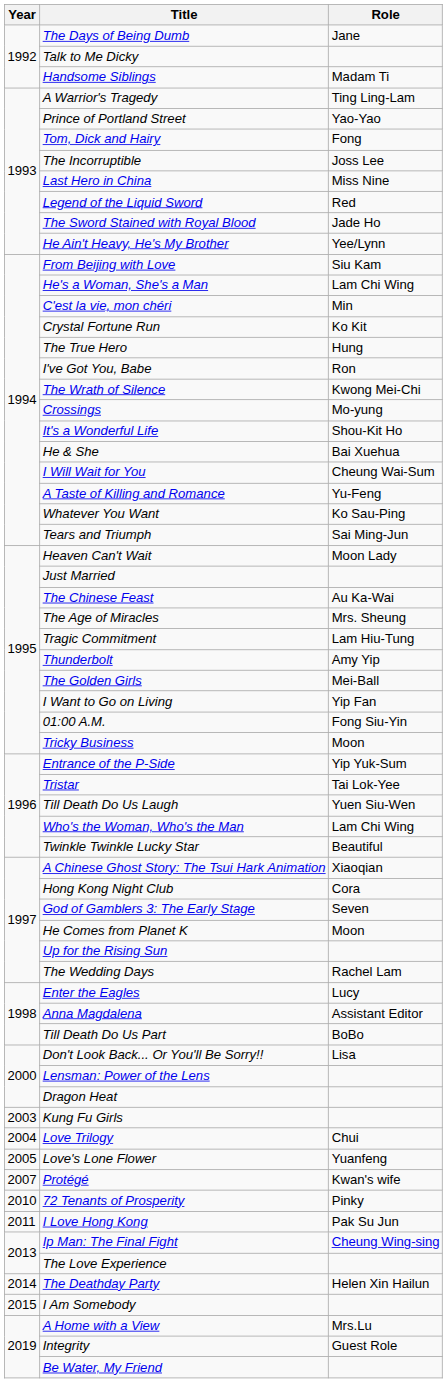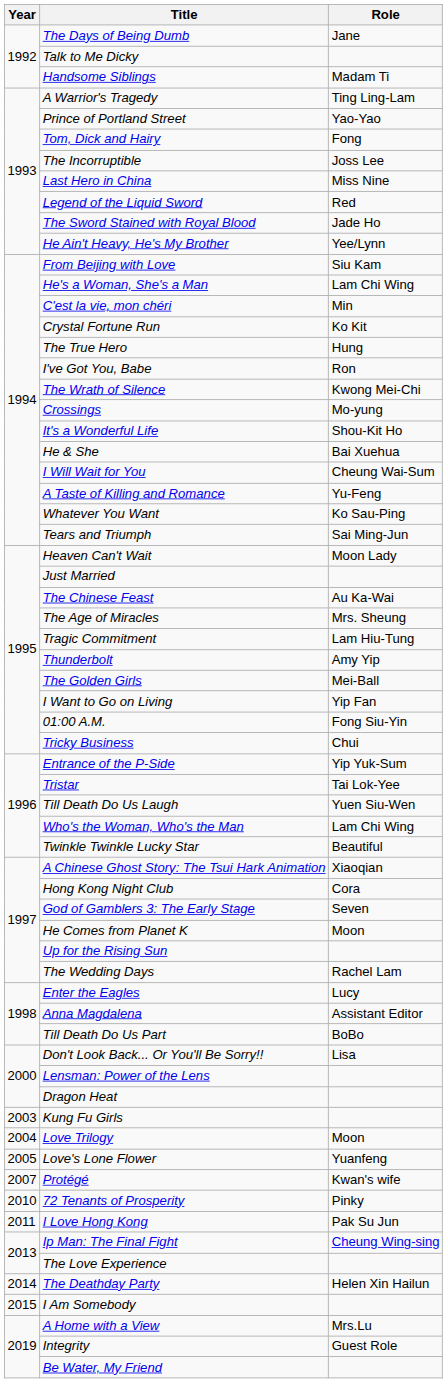(348, 743) Moon -> (345, 743) Chui
(345, 1138) Chui -> (348, 1138) Moon
